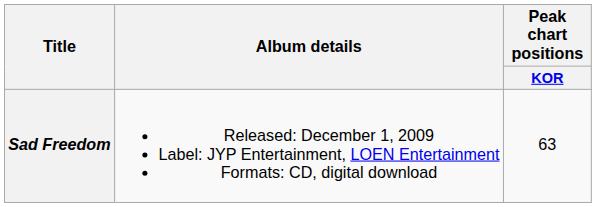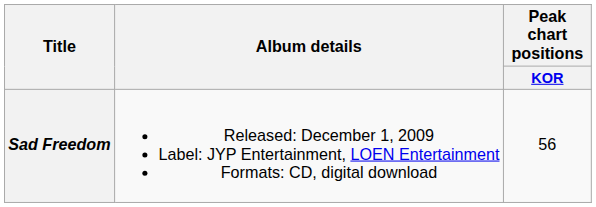(547, 145) 63 -> (547, 145) 56
